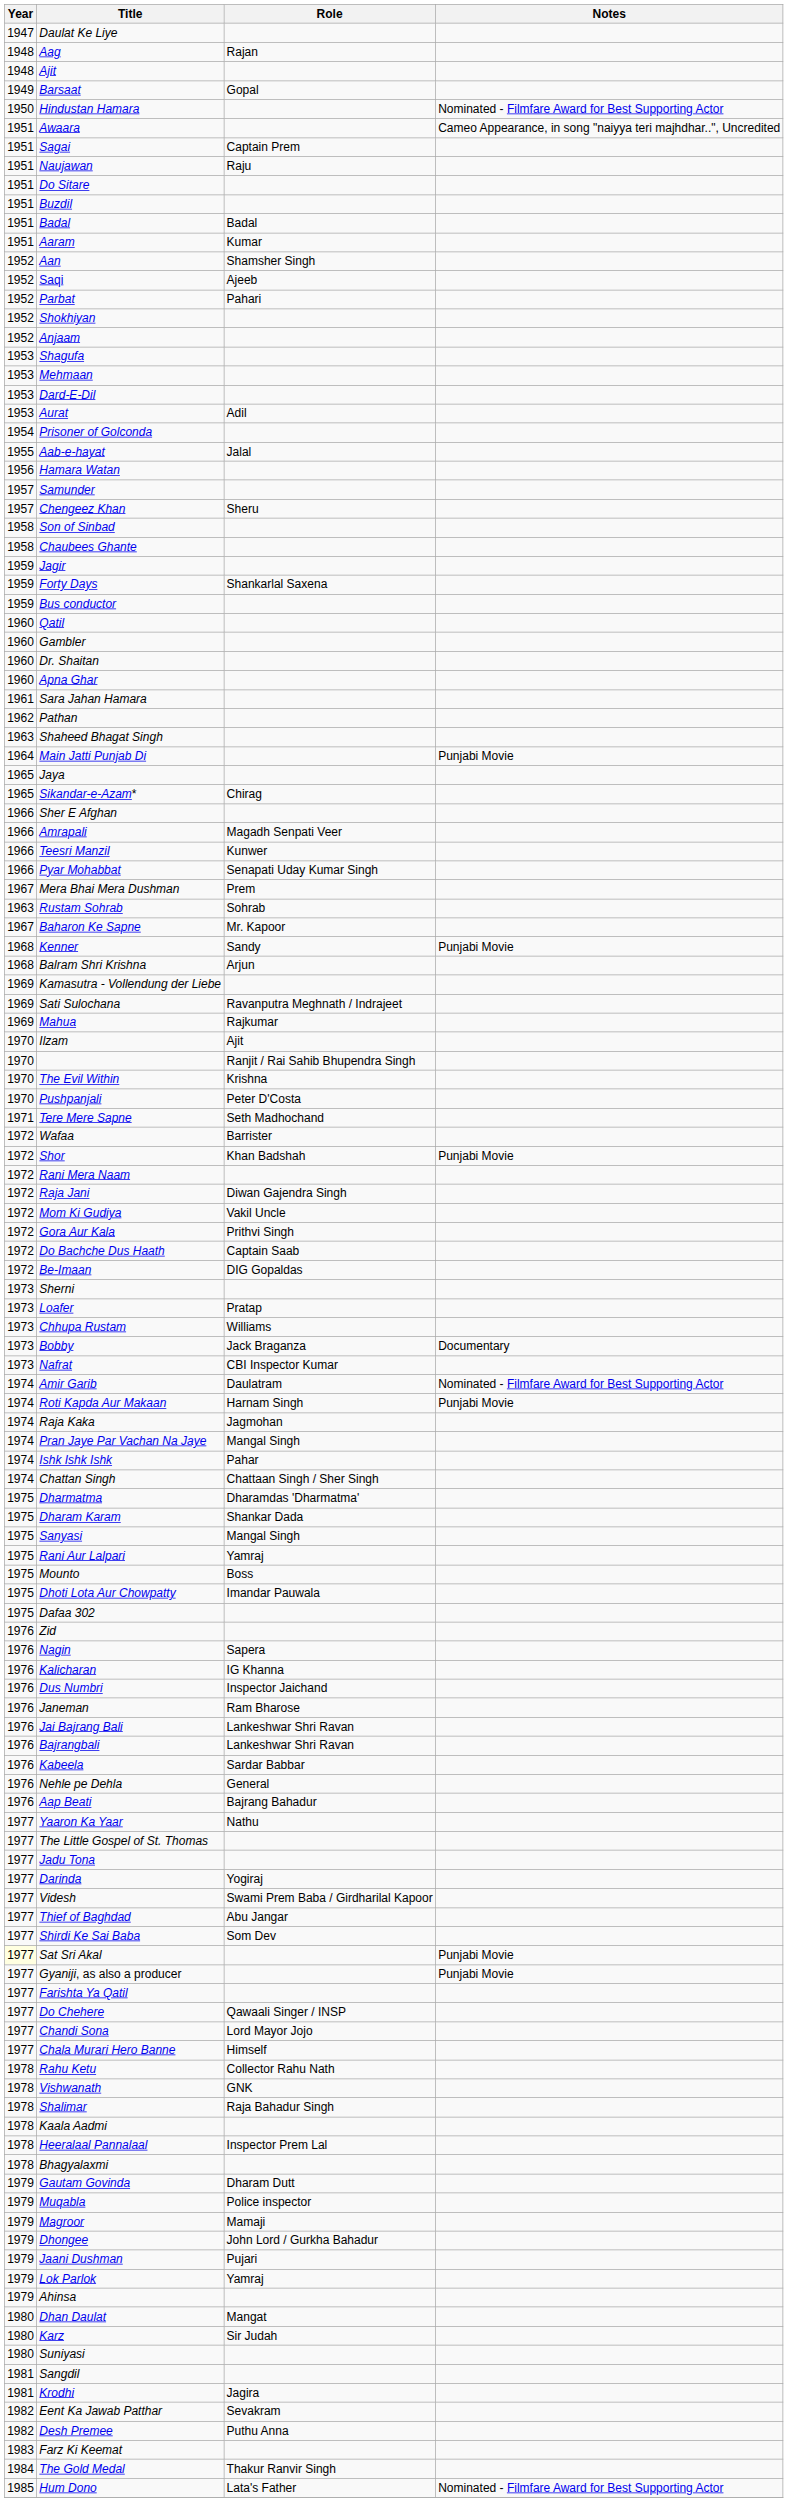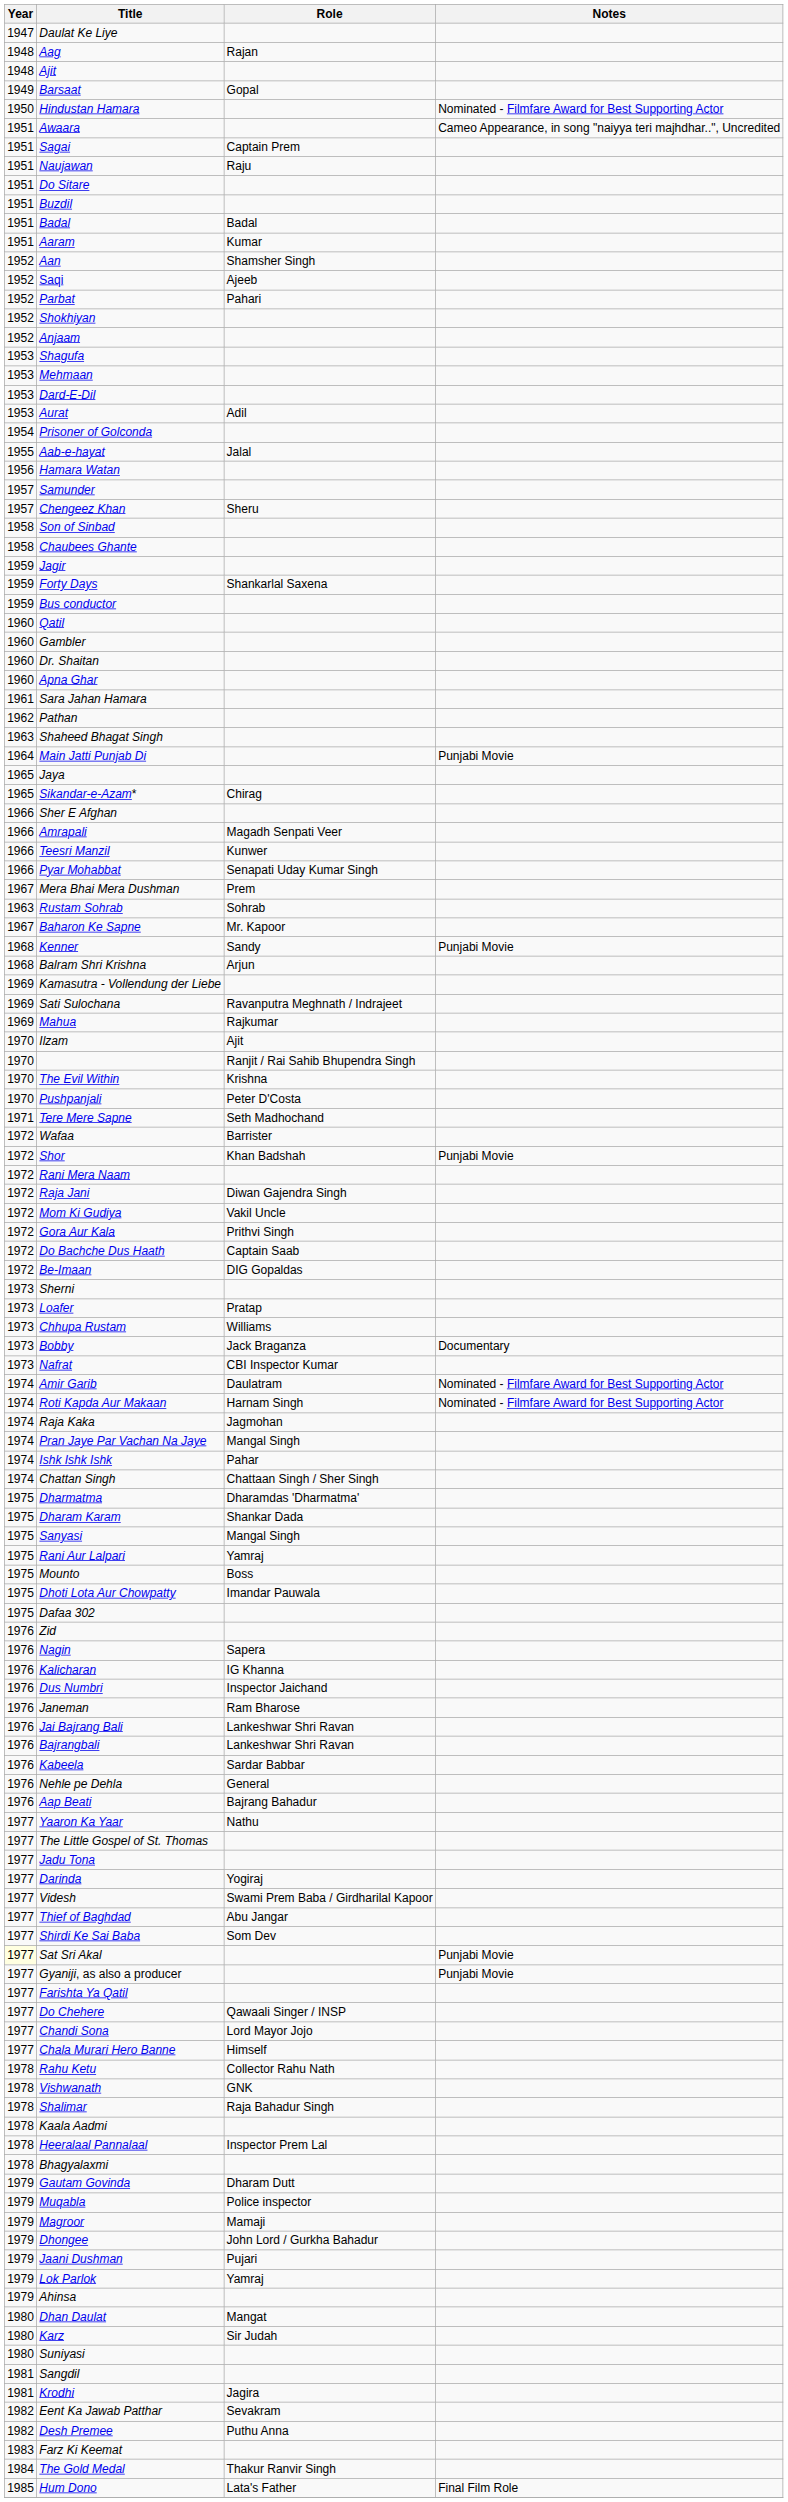(476, 1403) Punjabi Movie -> (581, 1403) Nominated - Filmfare Award for Best Supporting Actor
(581, 2488) Nominated - Filmfare Award for Best Supporting Actor -> (478, 2488) Final Film Role
